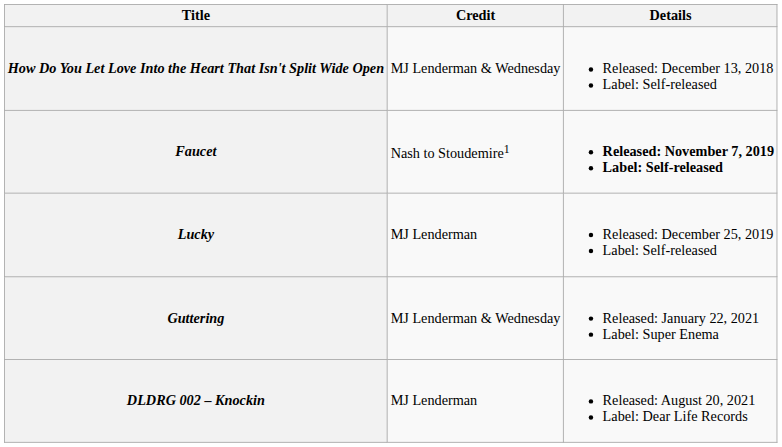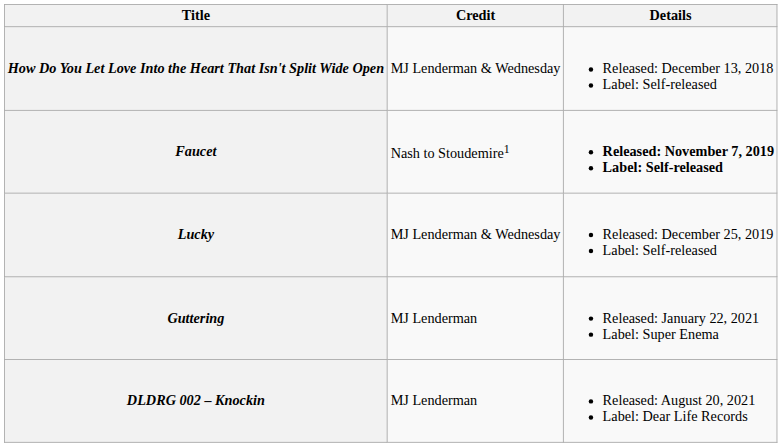(434, 234) MJ Lenderman -> (476, 234) MJ Lenderman & Wednesday
(476, 317) MJ Lenderman & Wednesday -> (434, 317) MJ Lenderman
